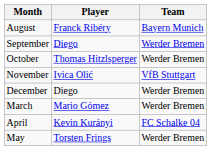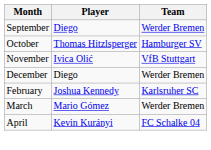- row: (21, 28)
(173, 59) Werder Bremen -> (172, 43) Hamburger SV
+ row: (25, 91)
- row: (16, 138)
